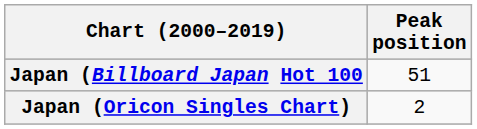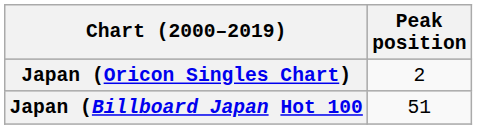rows swapped: (186, 107) <-> (186, 75)
